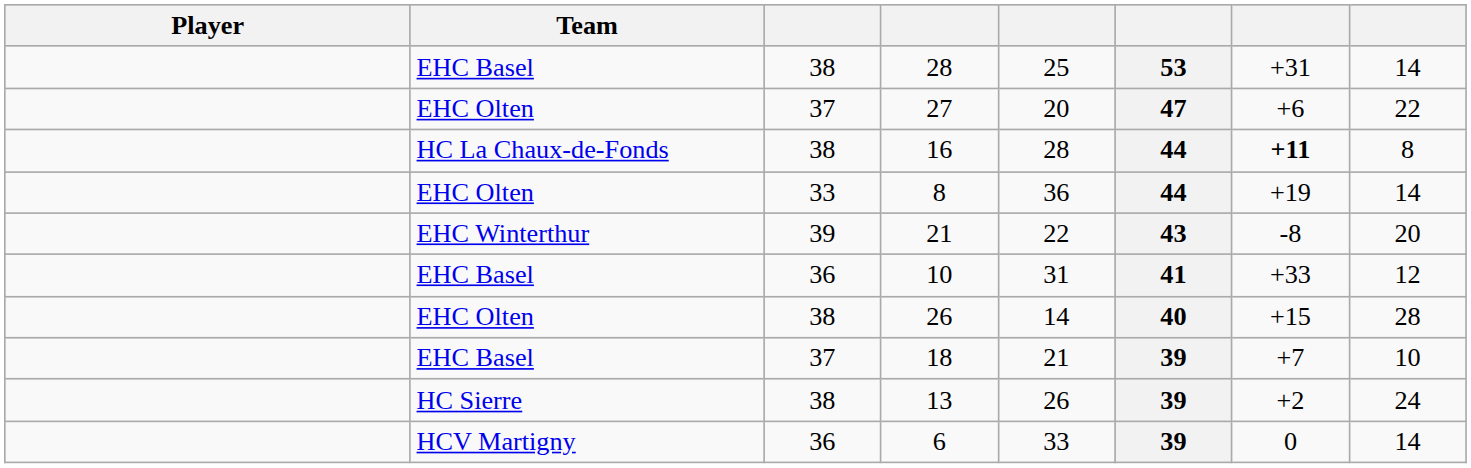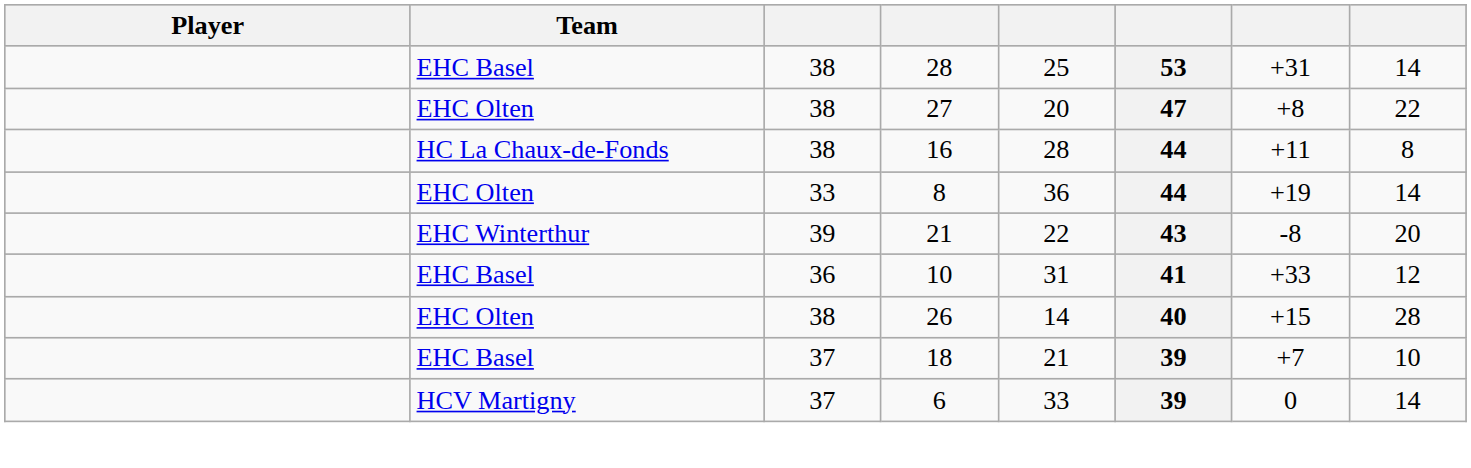(822, 108) 37 -> (822, 108) 38
(1290, 108) +6 -> (1290, 108) +8
(1290, 150) bold -> (1290, 150) normal
- row: (939, 399)
(822, 441) 36 -> (822, 399) 37
